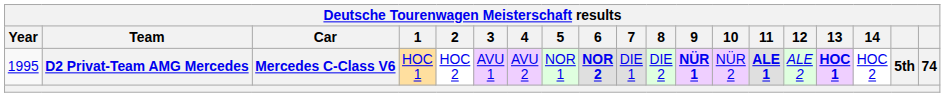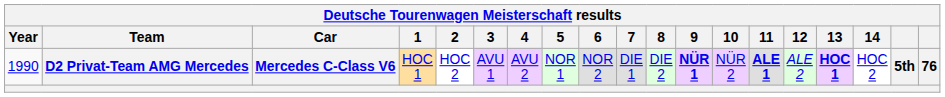(23, 66) 1995 -> (23, 66) 1990
(598, 66) bold -> (598, 66) normal
(929, 66) 74 -> (929, 66) 76
